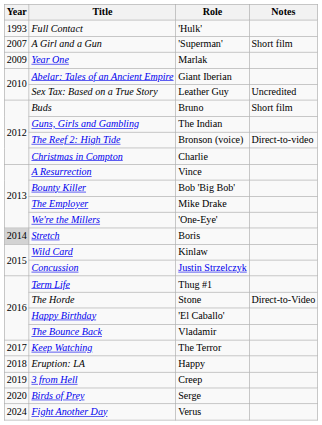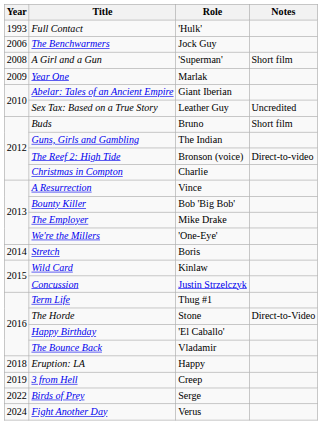+ row: (70, 44)
(17, 44) 2007 -> (17, 60) 2008
(17, 236) lightgrey background -> (17, 252) no background
- row: (62, 348)
(17, 396) 2020 -> (17, 396) 2022
